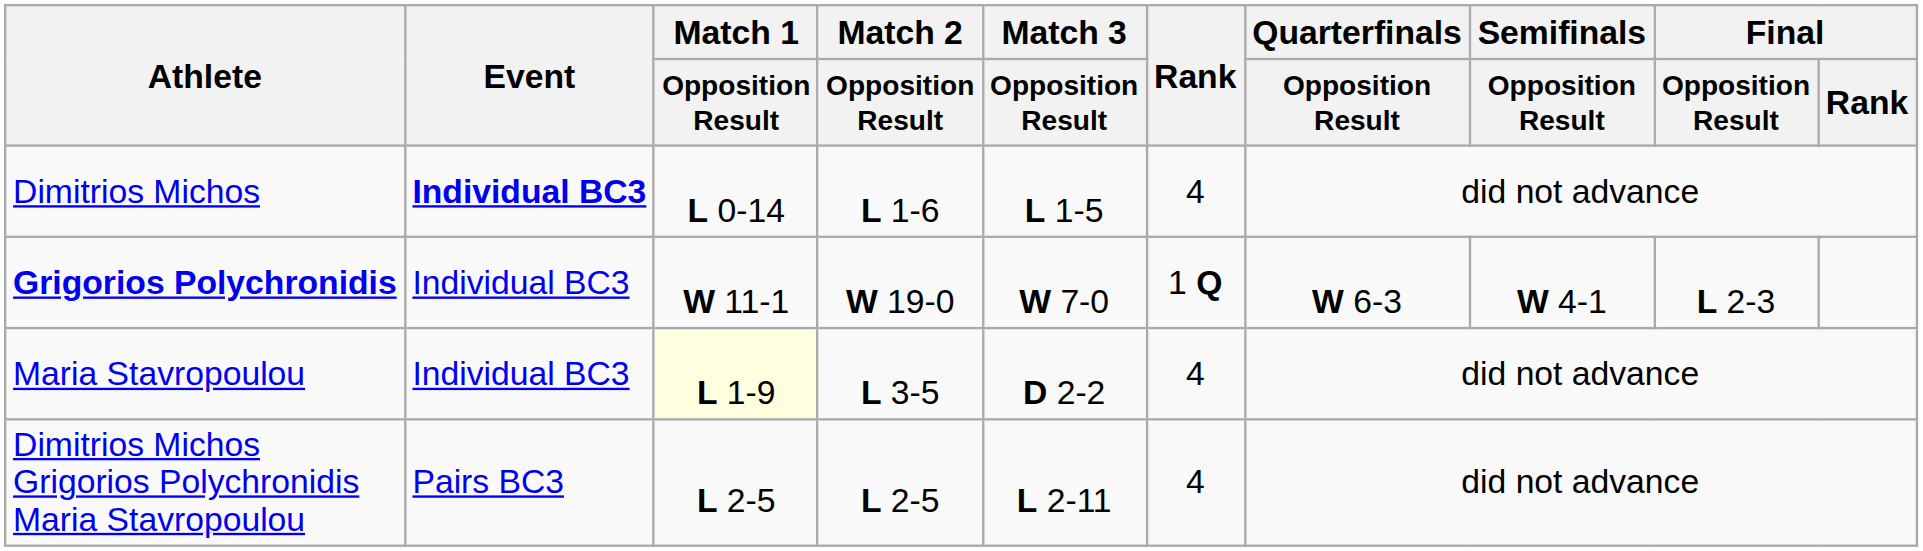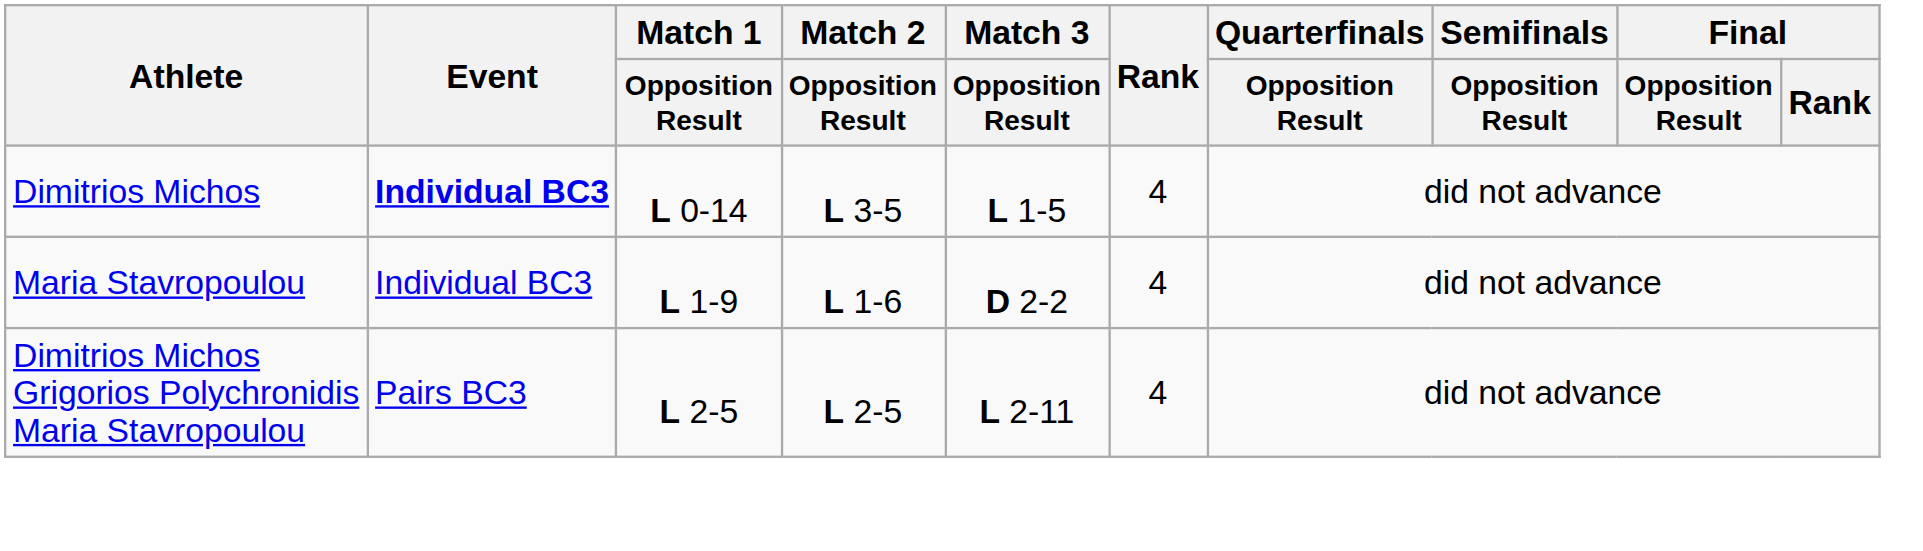(900, 211) L 1-6 -> (863, 211) L 3-5
- row: (205, 283)
(736, 392) lightyellow background -> (699, 301) no background
(900, 392) L 3-5 -> (863, 301) L 1-6
